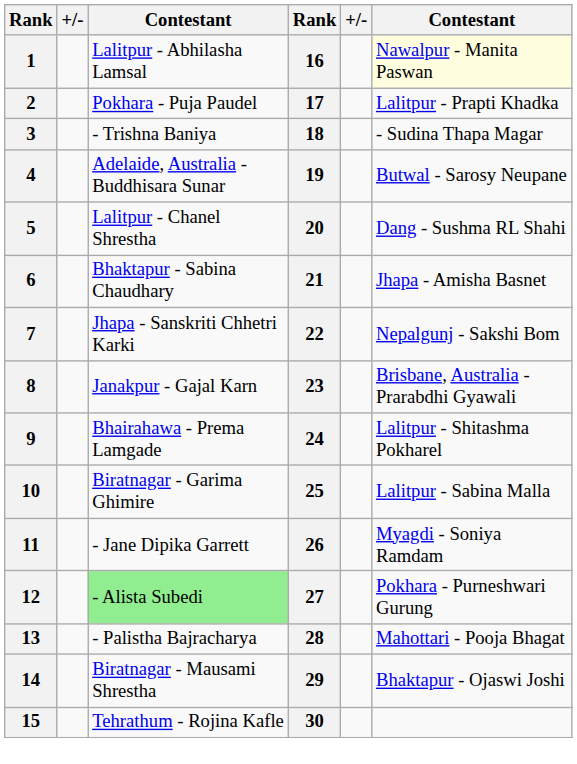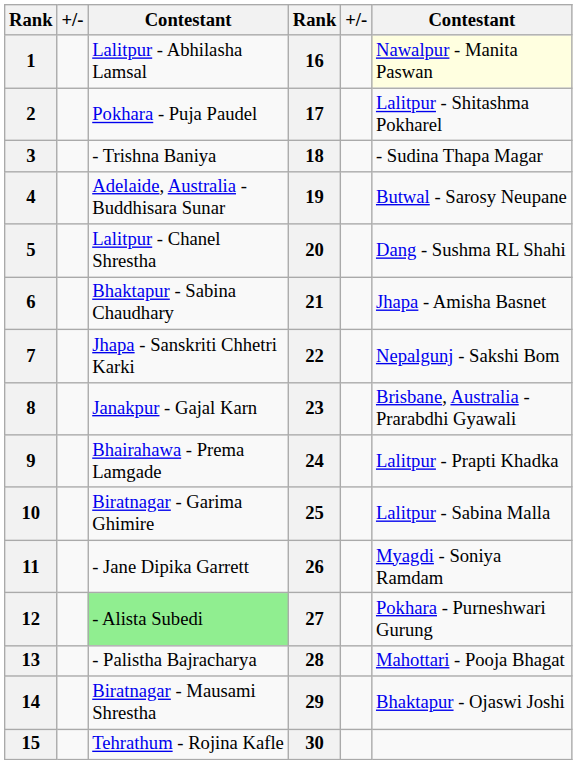(467, 102) Lalitpur - Prapti Khadka -> (453, 113) Lalitpur - Shitashma Pokharel
(453, 438) Lalitpur - Shitashma Pokharel -> (467, 460) Lalitpur - Prapti Khadka
